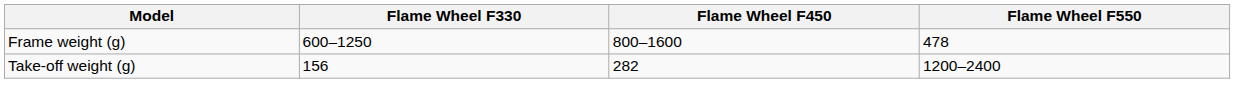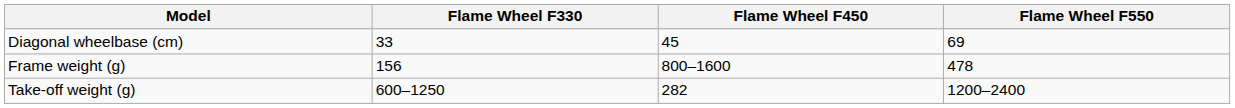+ row: (96, 41)
(337, 41) 600–1250 -> (389, 66) 156
(316, 66) 156 -> (410, 90) 600–1250
